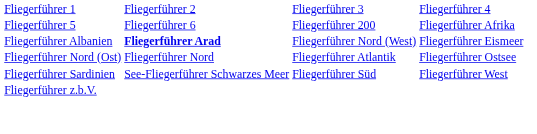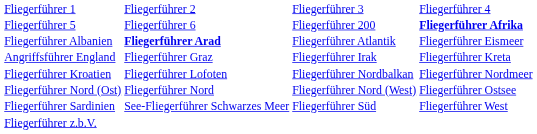(467, 25) normal -> (471, 25) bold
(354, 41) Fliegerführer Nord (West) -> (344, 41) Fliegerführer Atlantik
+ row: (60, 57)
+ row: (58, 74)
(344, 57) Fliegerführer Atlantik -> (354, 90) Fliegerführer Nord (West)
